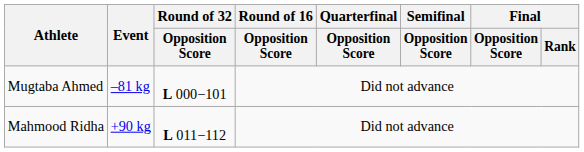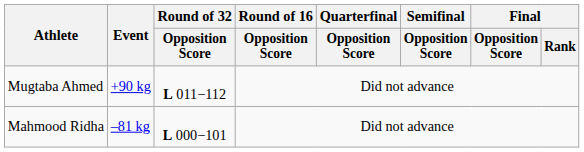(130, 86) –81 kg -> (131, 86) +90 kg
(195, 95) L 000−101 -> (195, 95) L 011−112
(131, 127) +90 kg -> (130, 127) –81 kg
(195, 135) L 011−112 -> (195, 135) L 000−101
